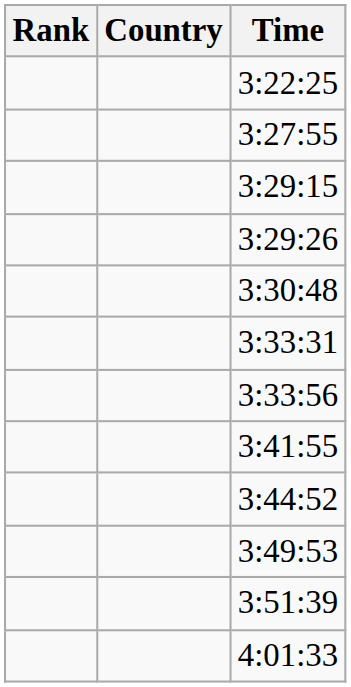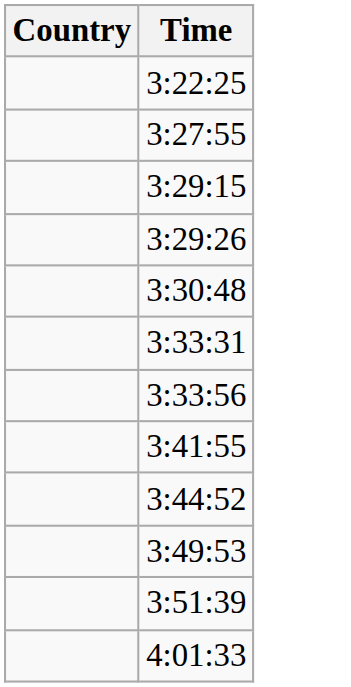- column: (51, 30)
